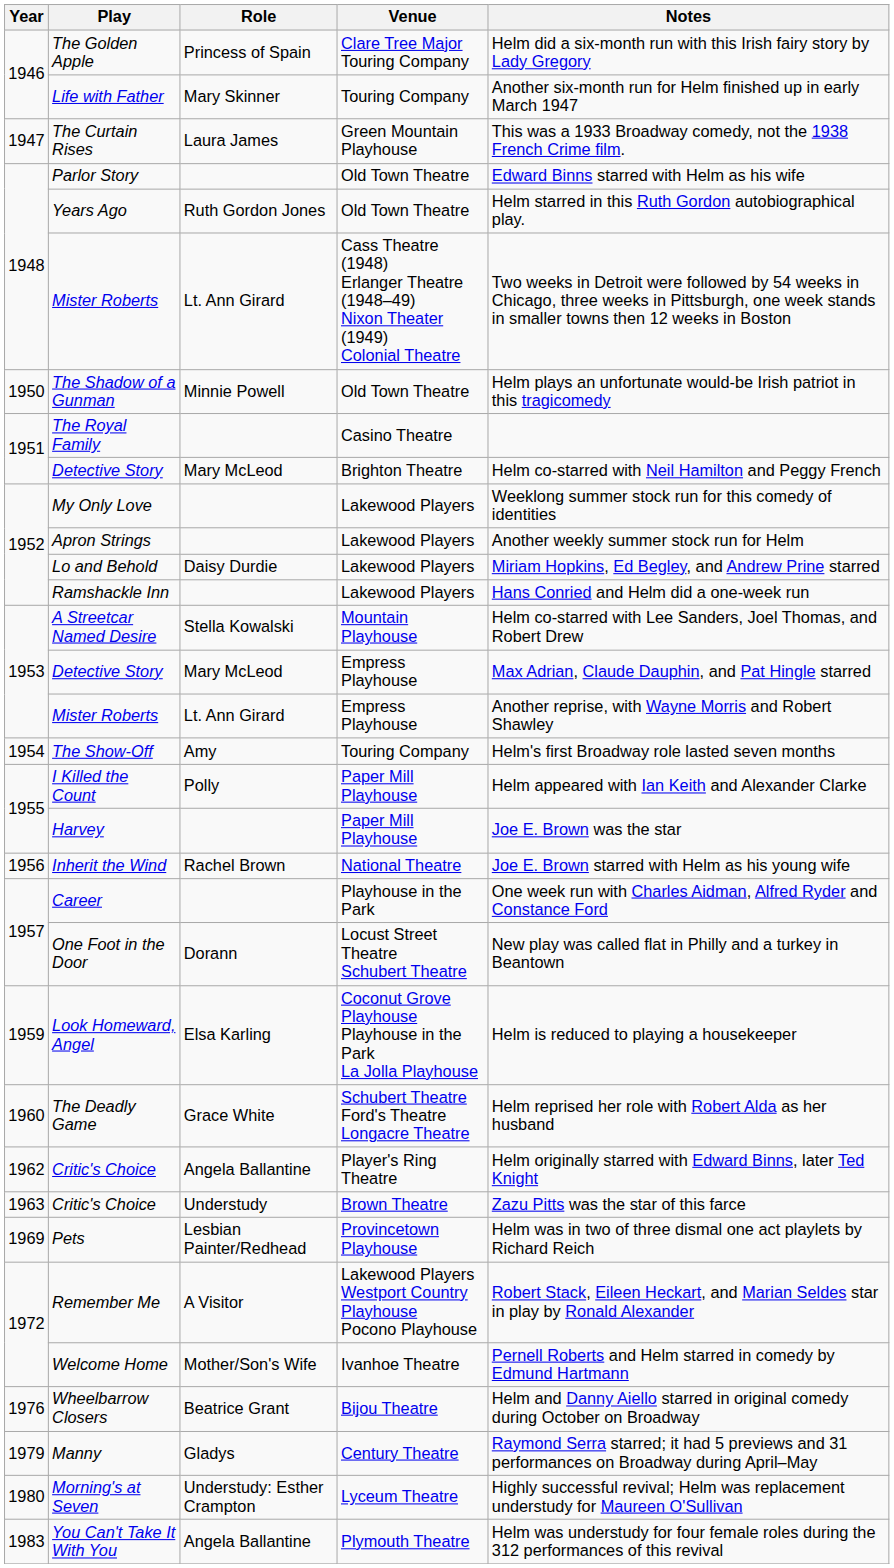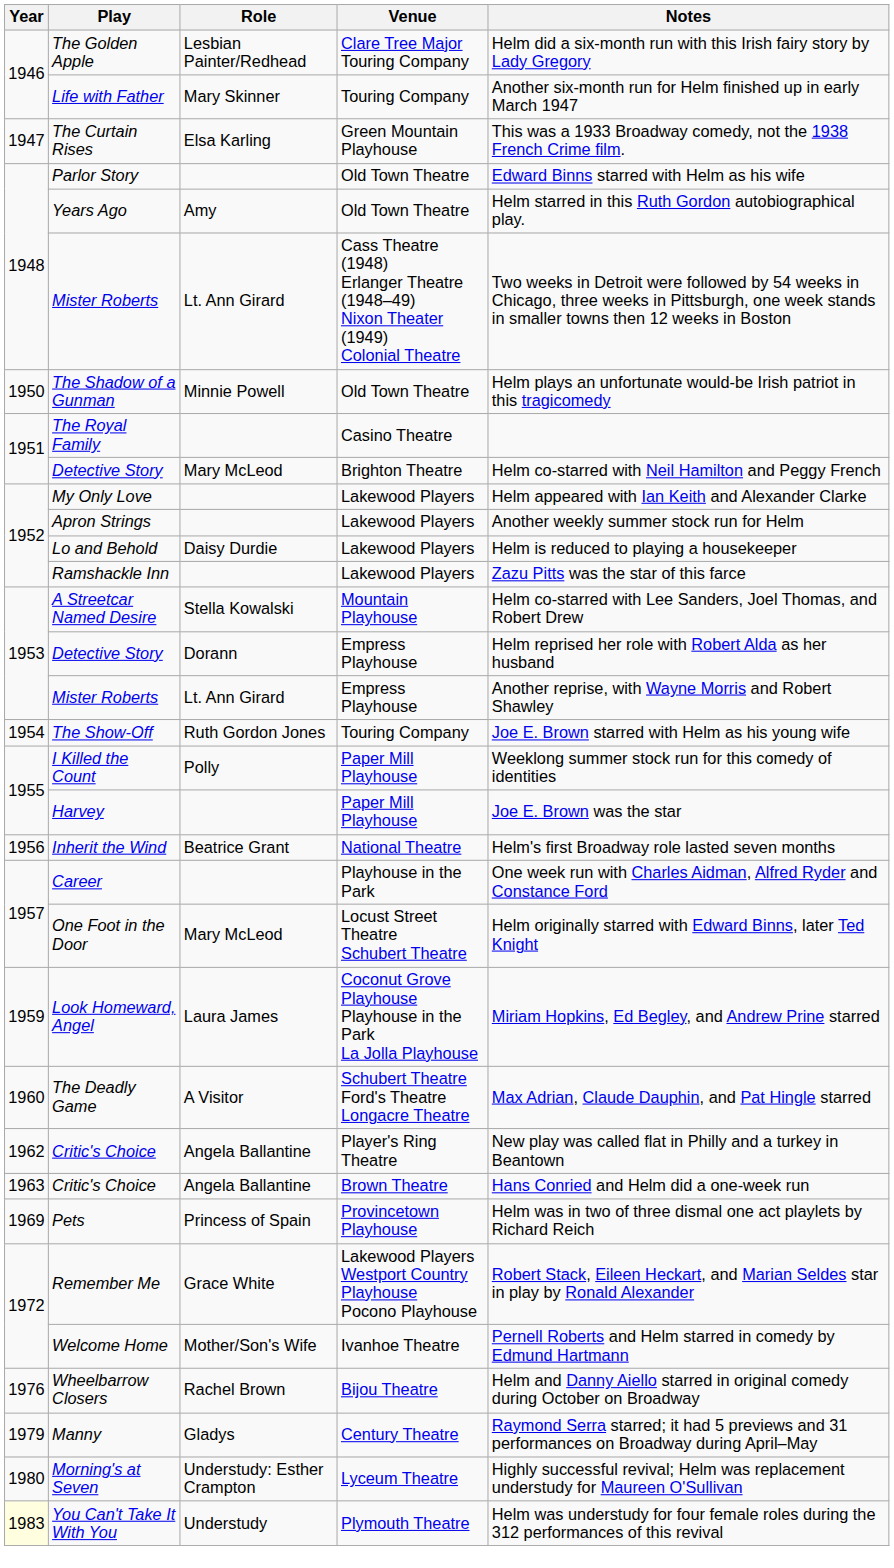(247, 52) Princess of Spain -> (245, 52) Lesbian Painter/Redhead
(231, 140) Laura James -> (227, 140) Elsa Karling
(255, 211) Ruth Gordon Jones -> (200, 211) Amy
(662, 505) Weeklong summer stock run for this comedy of identities -> (679, 496) Helm appeared with Ian Keith and Alexander Clarke
(686, 566) Miriam Hopkins, Ed Begley, and Andrew Prine starred -> (644, 548) Helm is reduced to playing a housekeeper
(651, 592) Hans Conried and Helm did a one-week run -> (619, 574) Zazu Pitts was the star of this farce
(233, 671) Mary McLeod -> (211, 653) Dorann
(681, 671) Max Adrian, Claude Dauphin, and Pat Hingle starred -> (659, 653) Helm reprised her role with Robert Alda as her husband
(200, 751) Amy -> (255, 732) Ruth Gordon Jones
(663, 751) Helm's first Broadway role lasted seven months -> (671, 732) Joe E. Brown starred with Helm as his young wife
(679, 786) Helm appeared with Ian Keith and Alexander Clarke -> (662, 767) Weeklong summer stock run for this comedy of identities
(235, 865) Rachel Brown -> (236, 847) Beatrice Grant
(671, 865) Joe E. Brown starred with Helm as his young wife -> (663, 847) Helm's first Broadway role lasted seven months
(211, 954) Dorann -> (233, 935) Mary McLeod
(665, 954) New play was called flat in Philly and a turkey in Beantown -> (678, 935) Helm originally starred with Edward Binns, later Ted Knight
(227, 1035) Elsa Karling -> (231, 1016) Laura James
(644, 1035) Helm is reduced to playing a housekeeper -> (686, 1016) Miriam Hopkins, Ed Begley, and Andrew Prine starred
(229, 1115) Grace White -> (214, 1097) A Visitor
(659, 1115) Helm reprised her role with Robert Alda as her husband -> (681, 1097) Max Adrian, Claude Dauphin, and Pat Hingle starred
(678, 1169) Helm originally starred with Edward Binns, later Ted Knight -> (665, 1151) New play was called flat in Philly and a turkey in Beantown
(226, 1204) Understudy -> (247, 1186) Angela Ballantine
(619, 1204) Zazu Pitts was the star of this farce -> (651, 1186) Hans Conried and Helm did a one-week run
(245, 1239) Lesbian Painter/Redhead -> (247, 1221) Princess of Spain
(214, 1302) A Visitor -> (229, 1283) Grace White
(236, 1408) Beatrice Grant -> (235, 1390) Rachel Brown
(26, 1541) no background -> (26, 1523) lightyellow background
(247, 1541) Angela Ballantine -> (226, 1523) Understudy
